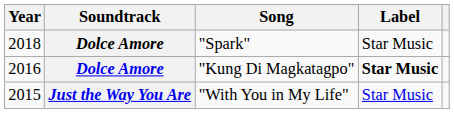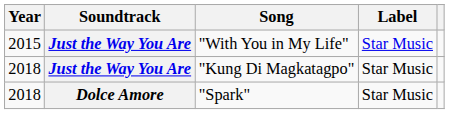rows swapped: (274, 95) <-> (224, 43)
(25, 69) 2016 -> (25, 69) 2018
(120, 69) Dolce Amore -> (120, 69) Just the Way You Are
(400, 69) bold -> (397, 69) normal
